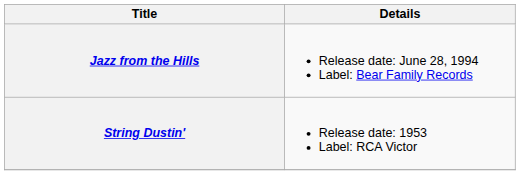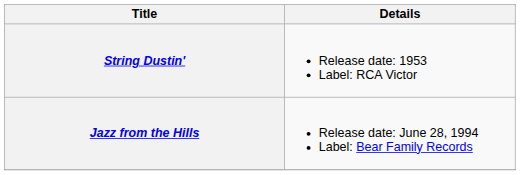rows swapped: (145, 133) <-> (145, 60)
